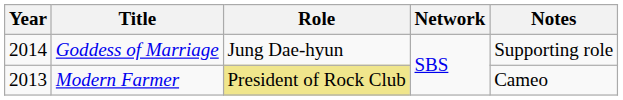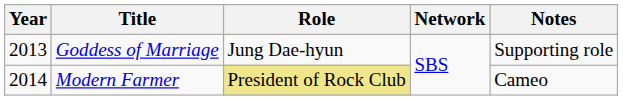(28, 49) 2014 -> (28, 49) 2013
(28, 79) 2013 -> (28, 79) 2014
